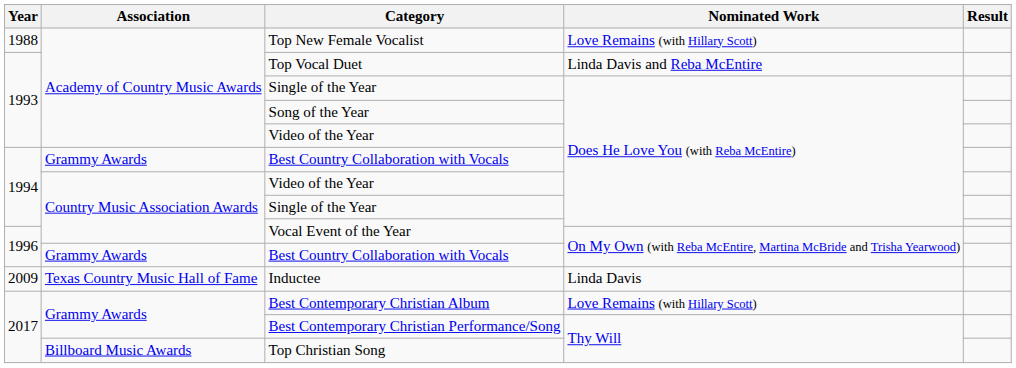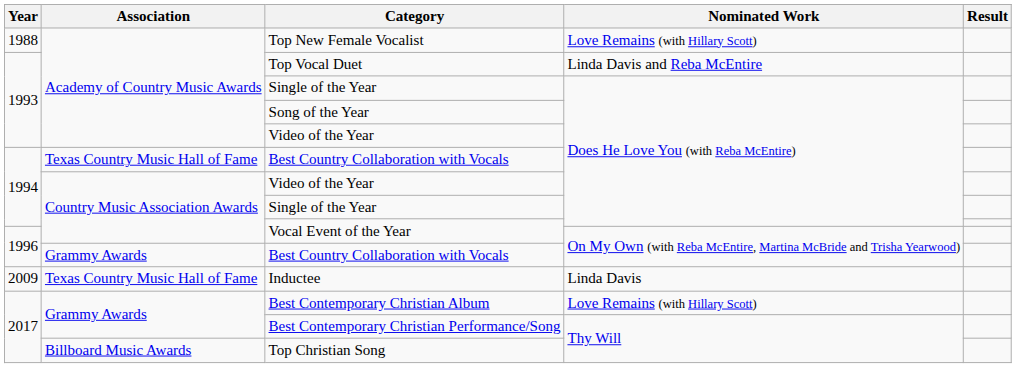(96, 159) Grammy Awards -> (151, 159) Texas Country Music Hall of Fame
